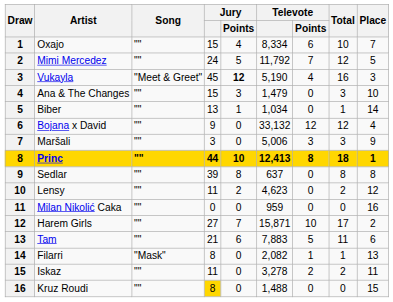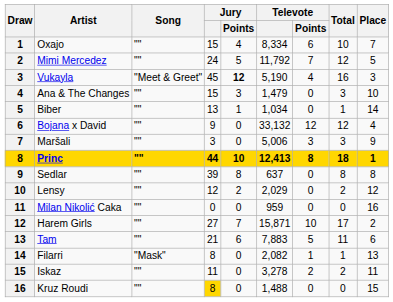(213, 191) 11 -> (213, 191) 12
(275, 191) 4,623 -> (275, 191) 2,029
